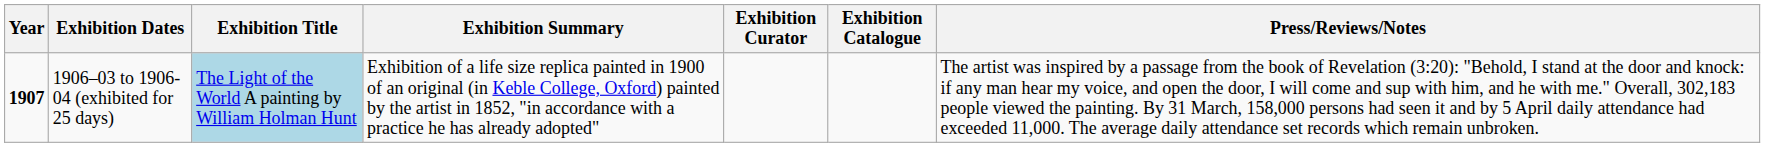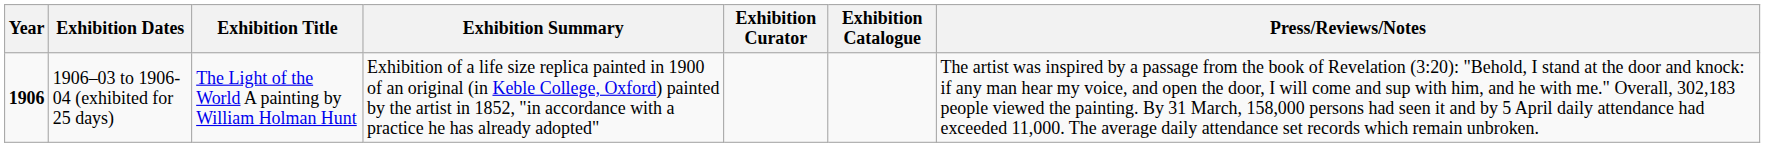(27, 97) 1907 -> (27, 97) 1906
(276, 97) lightblue background -> (276, 97) no background
